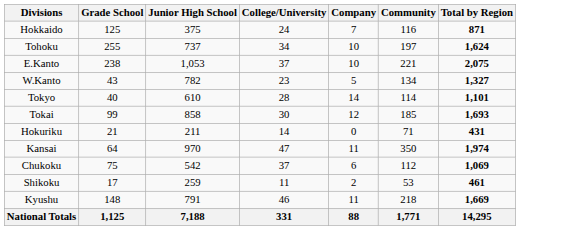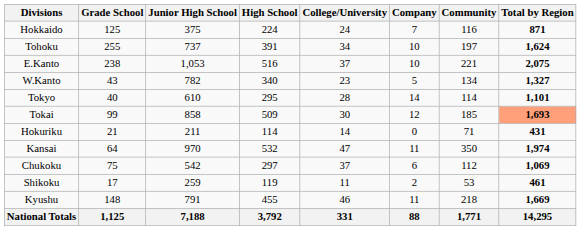+ column: (270, 13)
(477, 115) no background -> (537, 115) lightsalmon background
